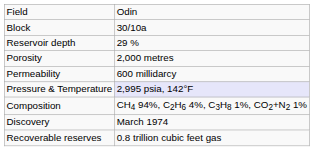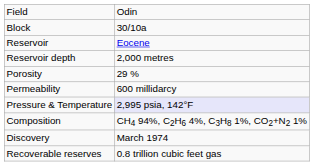+ row: (27, 43)
(128, 43) 29 % -> (145, 58) 2,000 metres
(145, 58) 2,000 metres -> (128, 74) 29 %
